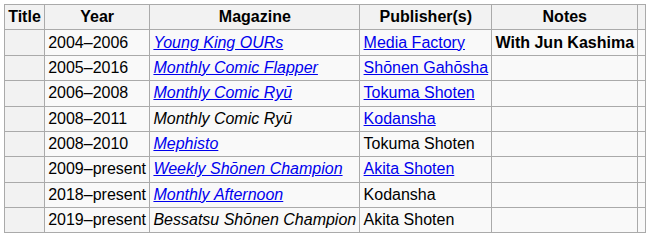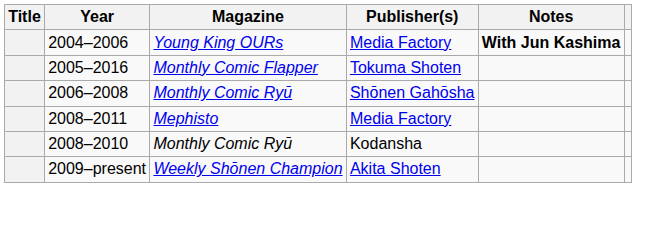(426, 67) Shōnen Gahōsha -> (406, 67) Tokuma Shoten
(419, 93) Tokuma Shoten -> (412, 93) Shōnen Gahōsha
(223, 118) Monthly Comic Ryū -> (186, 118) Mephisto
(400, 118) Kodansha -> (401, 118) Media Factory
(186, 144) Mephisto -> (223, 144) Monthly Comic Ryū
(419, 144) Tokuma Shoten -> (386, 144) Kodansha
- row: (97, 194)
- row: (97, 220)
